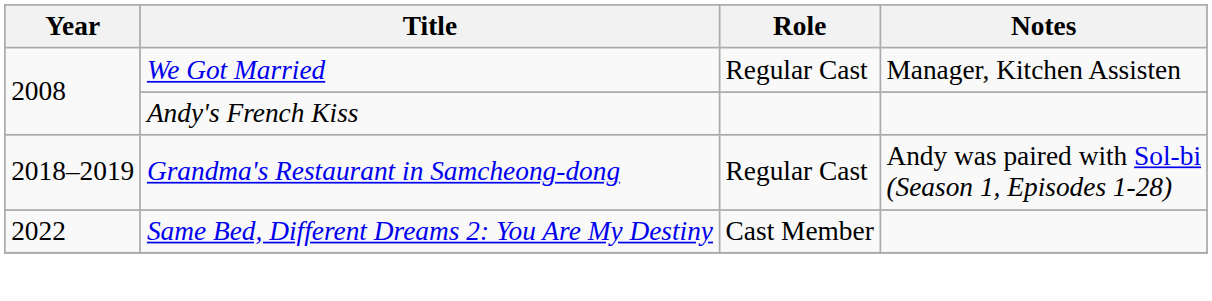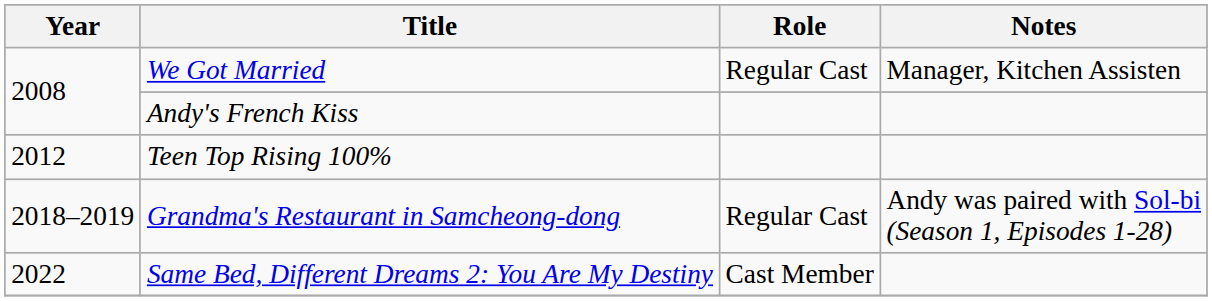+ row: (269, 156)
